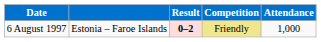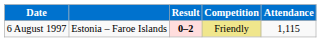(289, 28) 1,000 -> (289, 28) 1,115
